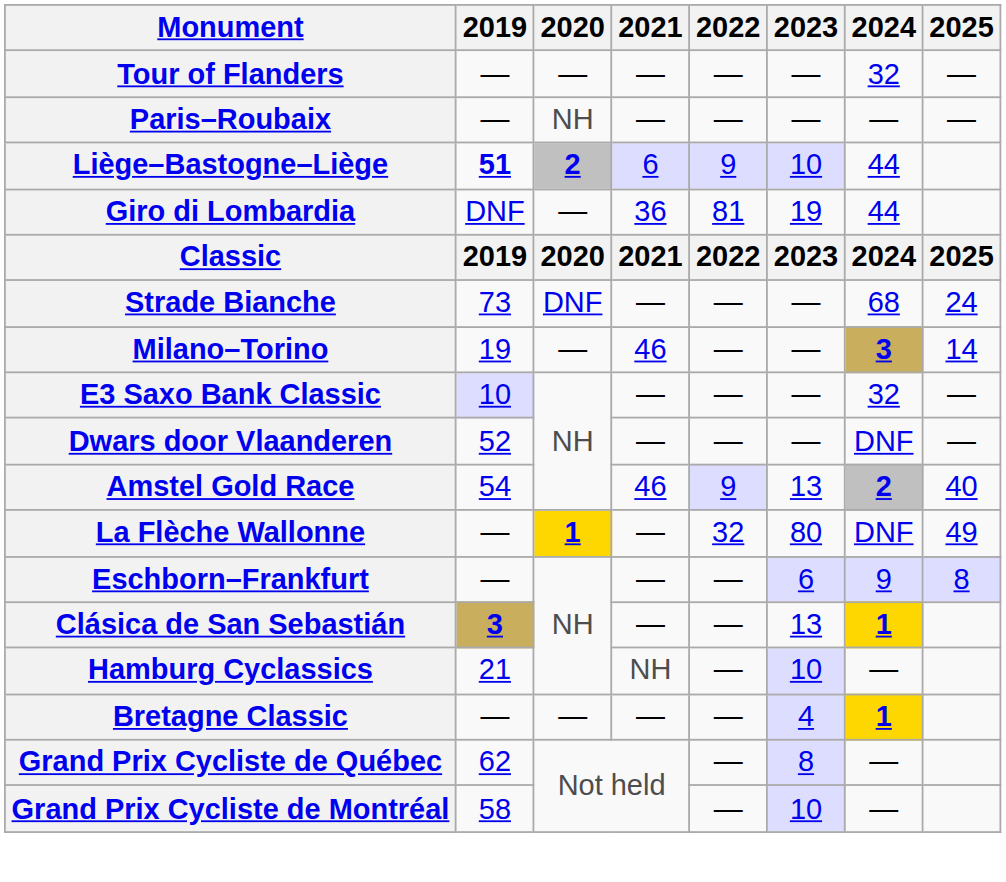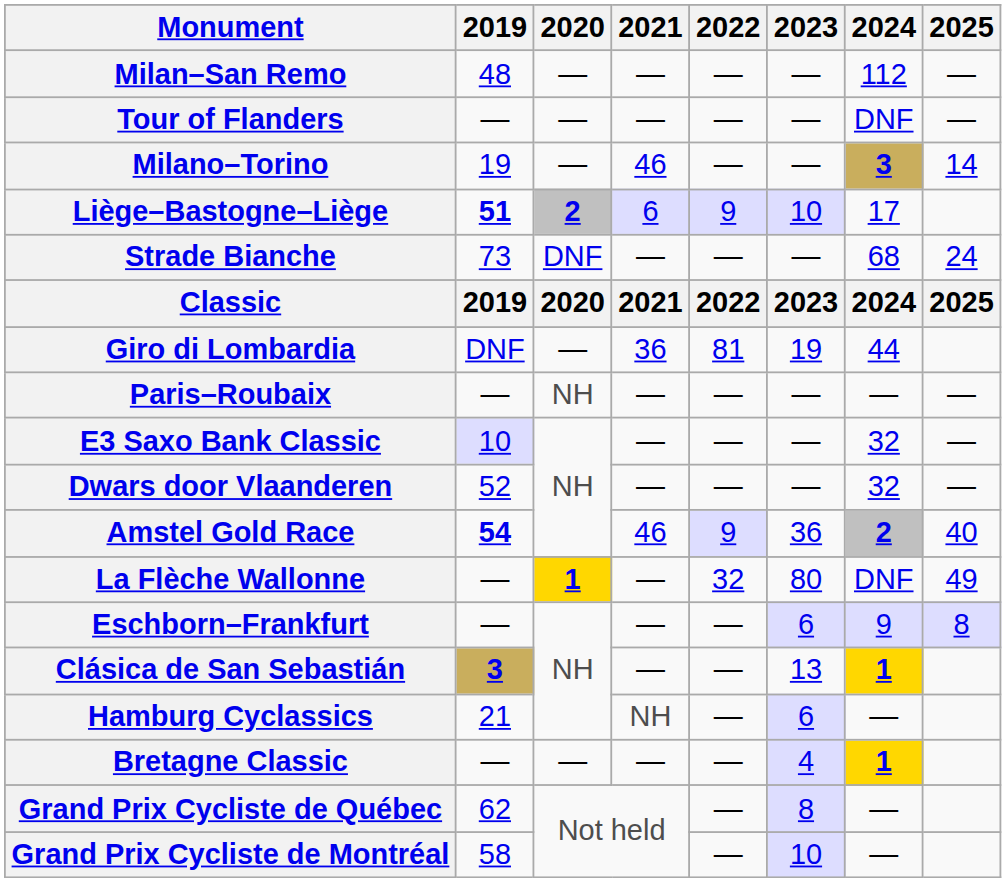+ row: (230, 73)
(884, 73) 32 -> (884, 119) DNF
rows swapped: (230, 119) <-> (230, 348)
(884, 165) 44 -> (884, 211) 17
rows swapped: (230, 211) <-> (230, 303)
(884, 440) DNF -> (884, 486) 32
(495, 486) normal -> (495, 532) bold
(806, 486) 13 -> (806, 532) 36
(806, 670) 10 -> (806, 716) 6
